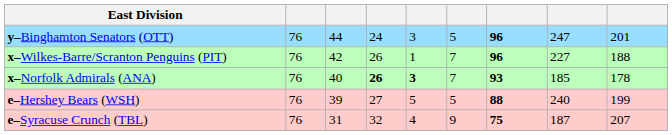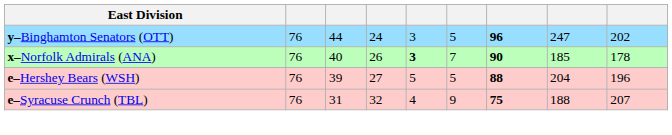(620, 36) 201 -> (620, 36) 202
- row: (117, 57)
(376, 78) bold -> (376, 57) normal
(496, 78) 93 -> (496, 57) 90
(560, 99) 240 -> (560, 78) 204
(620, 99) 199 -> (620, 78) 196
(560, 120) 187 -> (560, 99) 188
